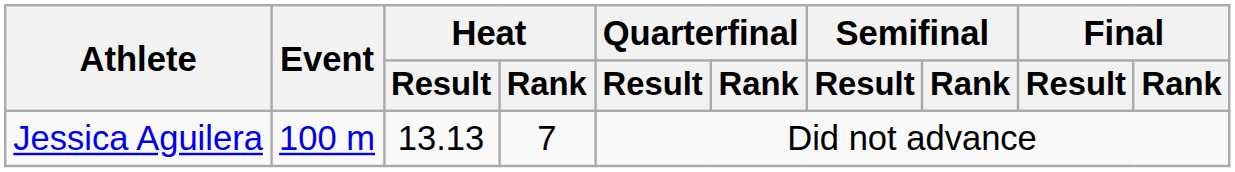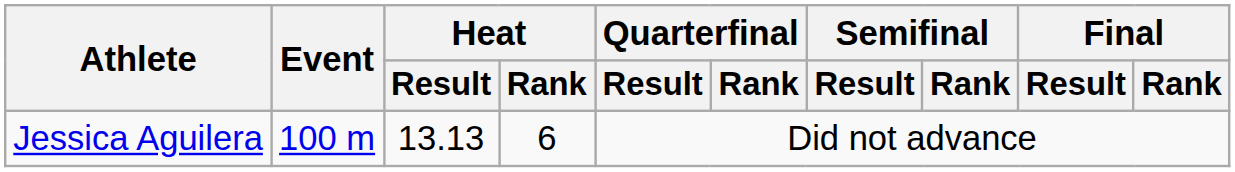(547, 139) 7 -> (547, 139) 6
